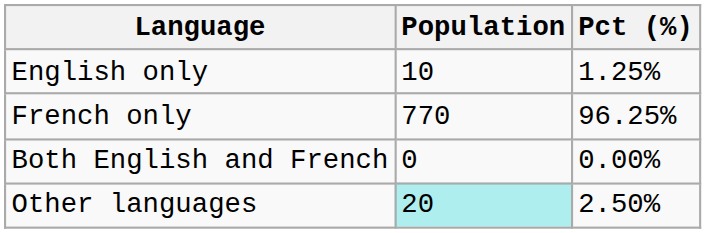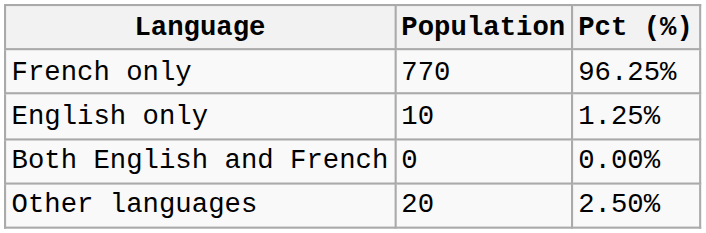rows swapped: (102, 116) <-> (110, 72)
(418, 205) paleturquoise background -> (418, 205) no background
